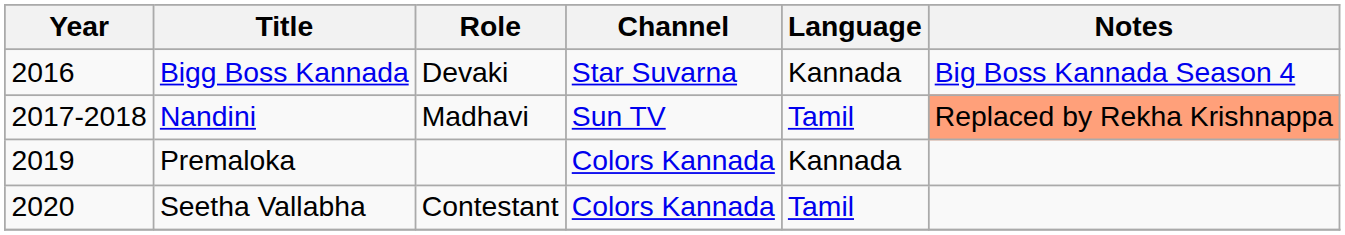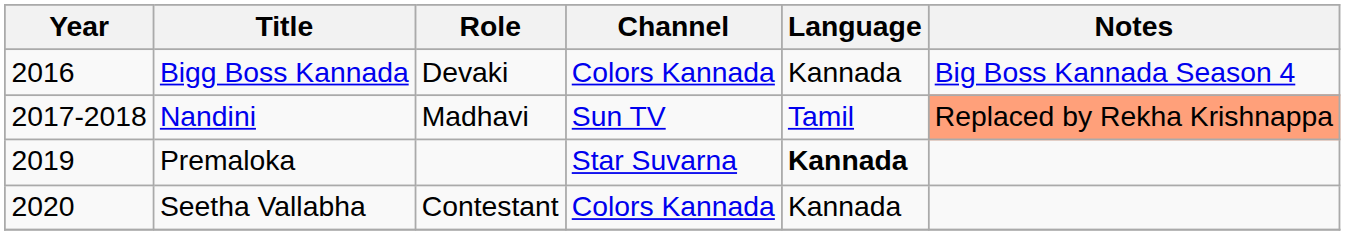(654, 71) Star Suvarna -> (673, 71) Colors Kannada
(673, 161) Colors Kannada -> (654, 161) Star Suvarna
(845, 161) normal -> (848, 161) bold
(821, 206) Tamil -> (845, 206) Kannada
